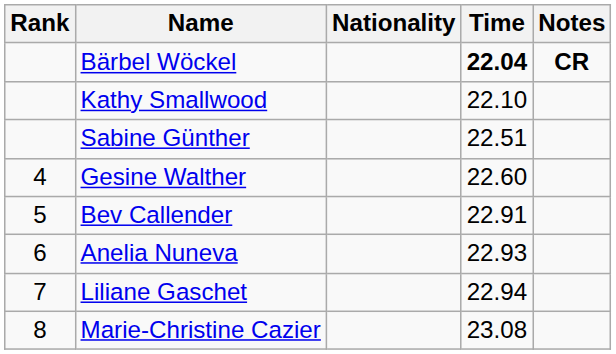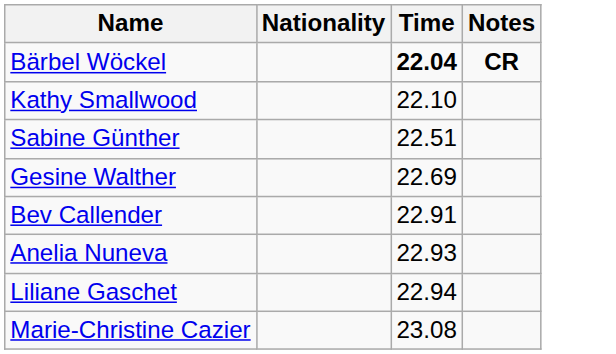- column: (40, 23)
(497, 176) 22.60 -> (427, 176) 22.69
